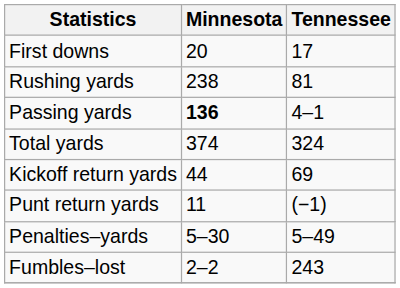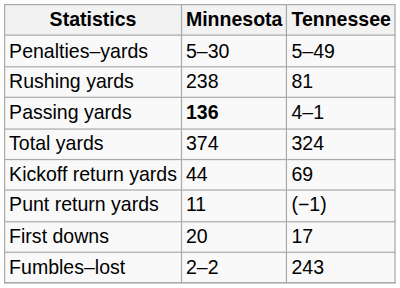rows swapped: (59, 50) <-> (79, 236)
